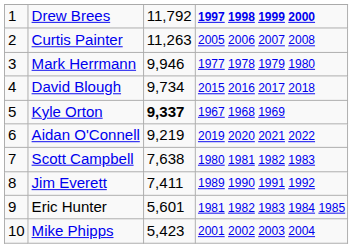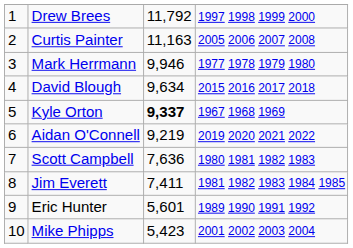(257, 16) bold -> (257, 16) normal
(169, 40) 11,263 -> (169, 40) 11,163
(166, 87) 9,734 -> (166, 87) 9,634
(166, 159) 7,638 -> (166, 159) 7,636
(257, 183) 1989 1990 1991 1992 -> (272, 183) 1981 1982 1983 1984 1985
(272, 207) 1981 1982 1983 1984 1985 -> (257, 207) 1989 1990 1991 1992
